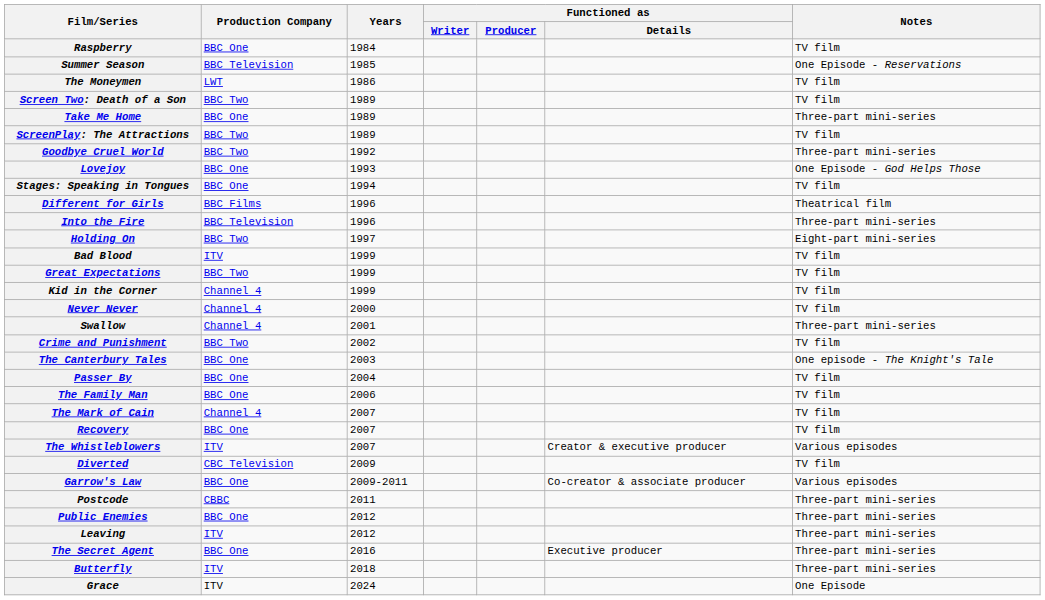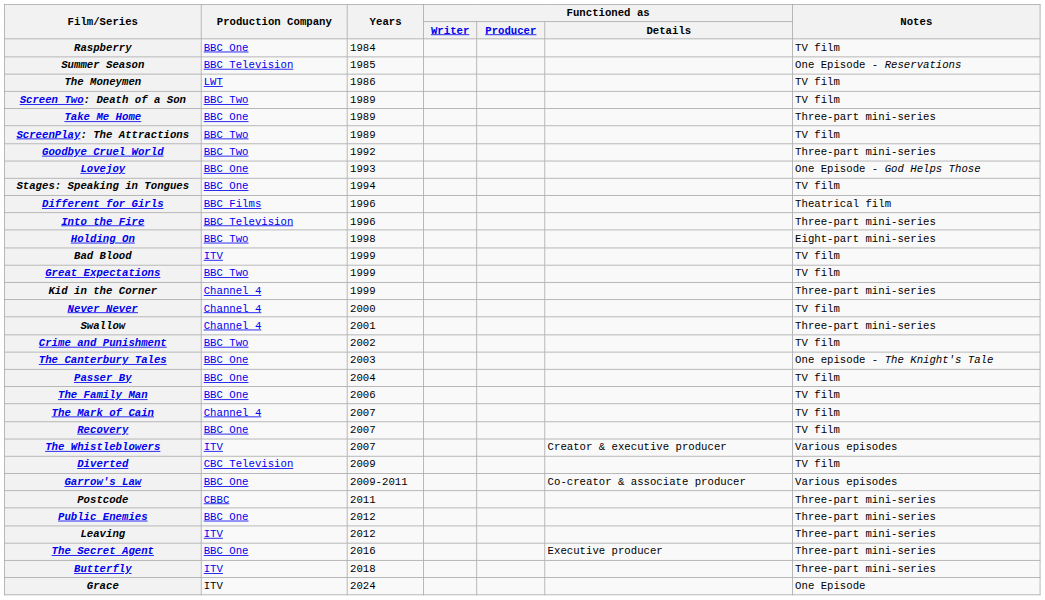(363, 239) 1997 -> (363, 239) 1998
(817, 291) TV film -> (865, 291) Three-part mini-series
